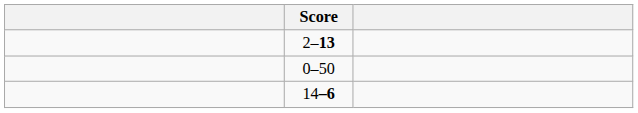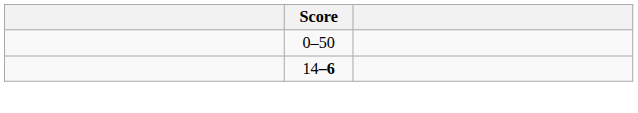- row: (319, 42)
